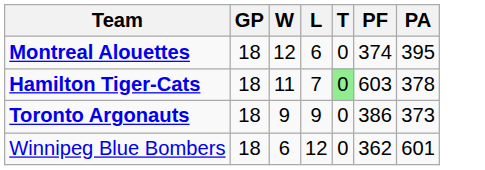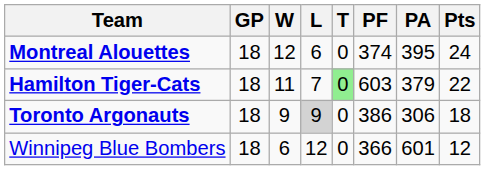+ column: (460, 20)
(418, 84) 378 -> (418, 84) 379
(316, 116) no background -> (316, 116) lightgrey background
(418, 116) 373 -> (418, 116) 306
(375, 148) 362 -> (375, 148) 366
